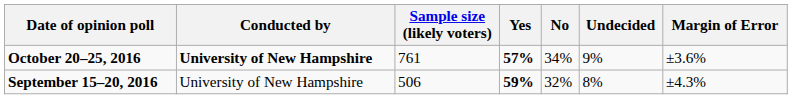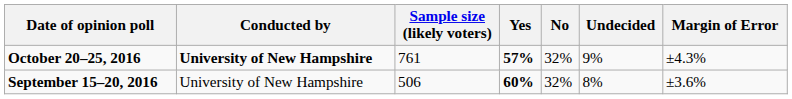(558, 57) 34% -> (558, 57) 32%
(686, 57) ±3.6% -> (686, 57) ±4.3%
(519, 81) 59% -> (519, 81) 60%
(686, 81) ±4.3% -> (686, 81) ±3.6%
